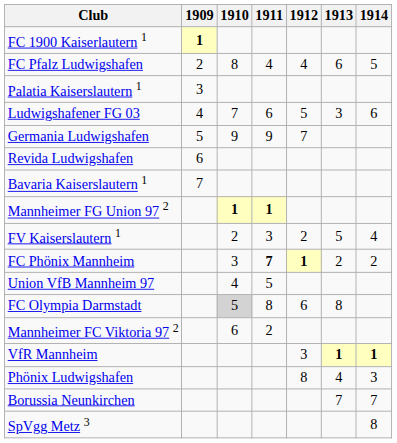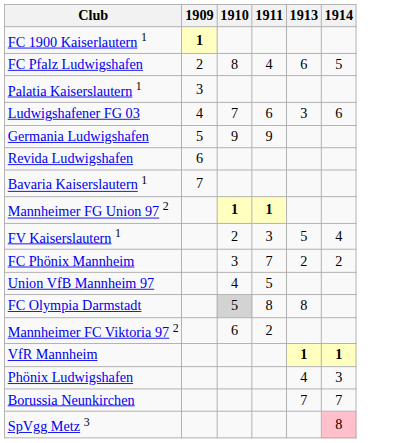- column: (304, 15)
(269, 260) bold -> (269, 260) normal
(374, 424) no background -> (339, 424) pink background
